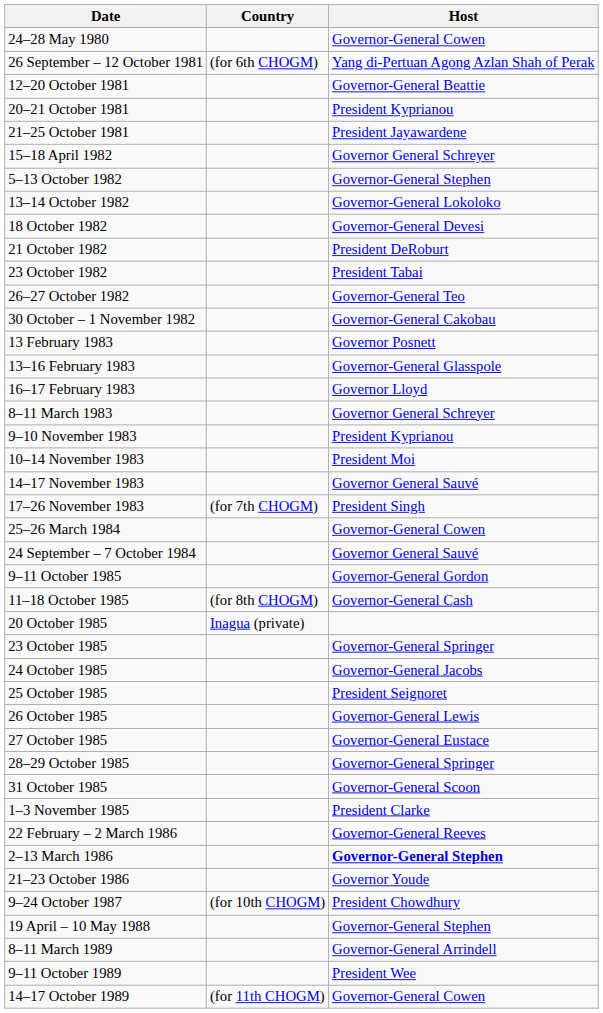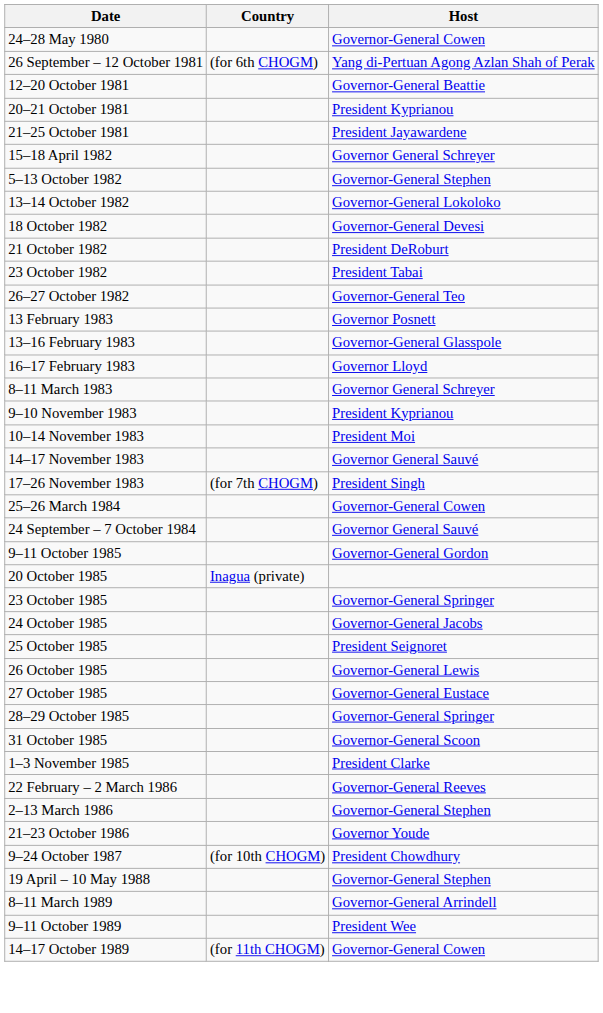- row: (102, 319)
- row: (68, 599)
(417, 856) bold -> (411, 809) normal
